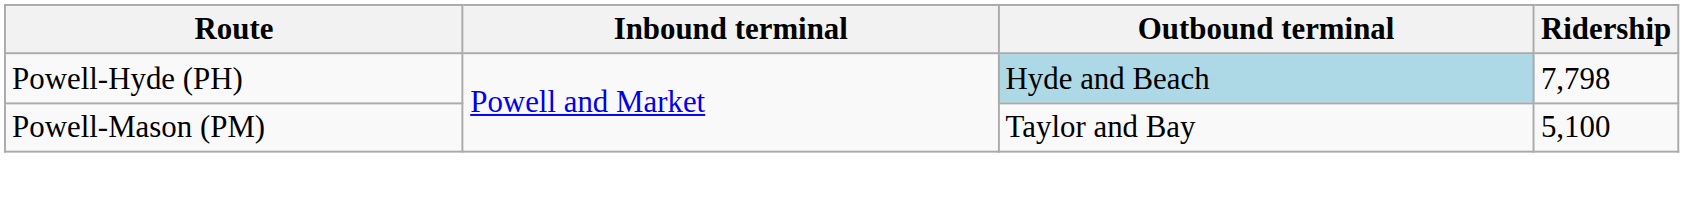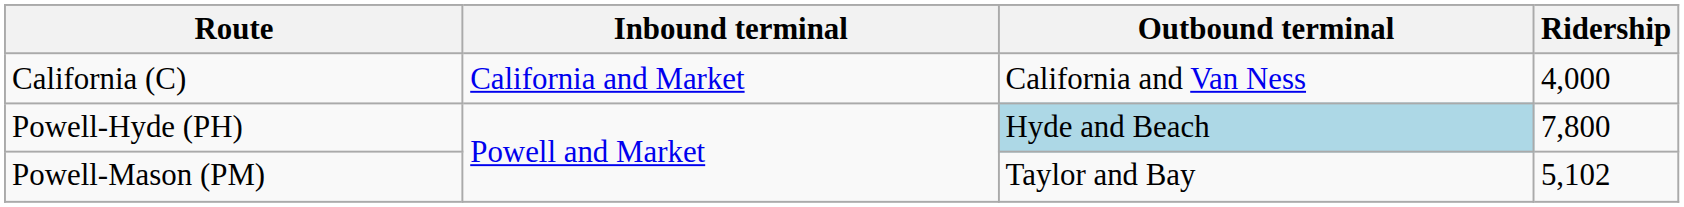+ row: (99, 77)
(1576, 77) 7,798 -> (1576, 126) 7,800
(1576, 126) 5,100 -> (1576, 175) 5,102
